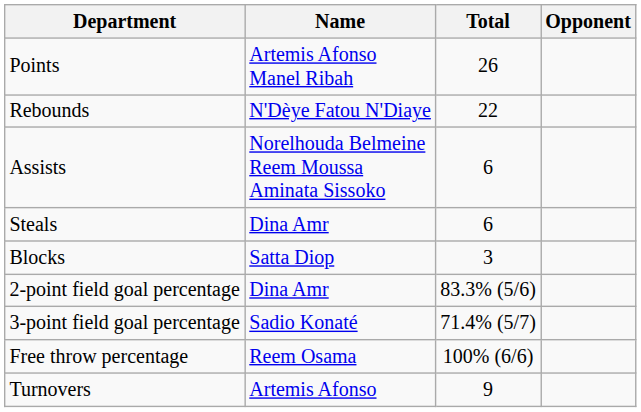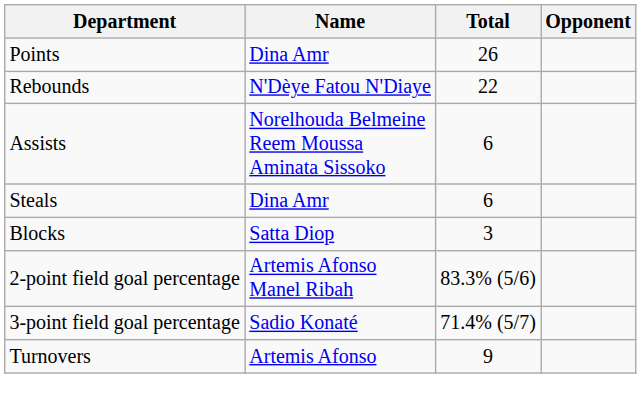(313, 66) Artemis Afonso Manel Ribah -> (289, 54) Dina Amr
(289, 290) Dina Amr -> (313, 278) Artemis Afonso Manel Ribah
- row: (99, 356)
